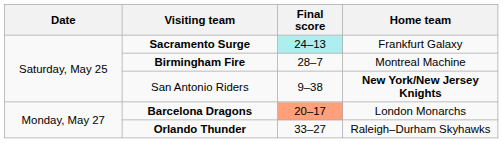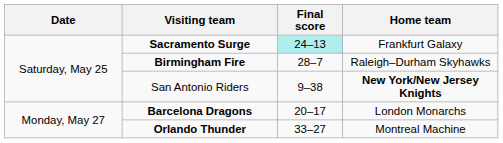(420, 62) Montreal Machine -> (420, 62) Raleigh–Durham Skyhawks
(310, 111) lightsalmon background -> (310, 111) no background
(420, 129) Raleigh–Durham Skyhawks -> (420, 129) Montreal Machine
